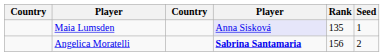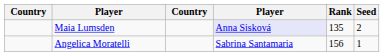(359, 28) 1 -> (359, 28) 2
(258, 43) bold -> (254, 43) normal
(359, 43) 2 -> (359, 43) 1
